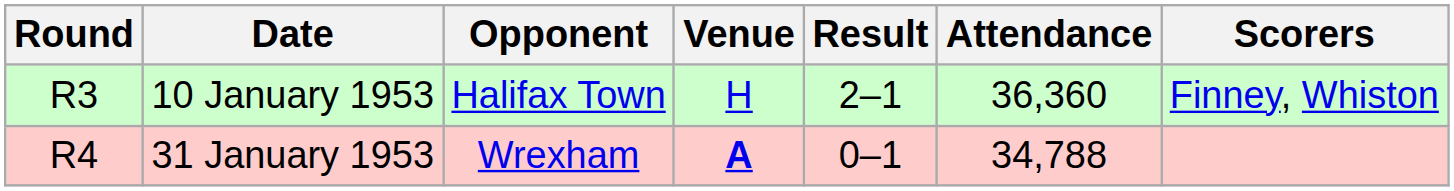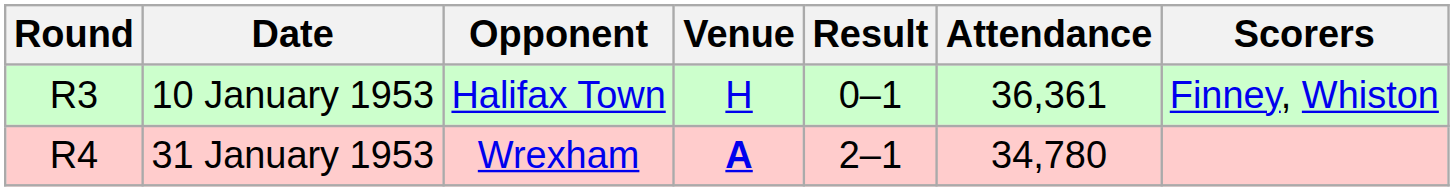(870, 94) 2–1 -> (870, 94) 0–1
(1049, 94) 36,360 -> (1049, 94) 36,361
(870, 154) 0–1 -> (870, 154) 2–1
(1049, 154) 34,788 -> (1049, 154) 34,780
